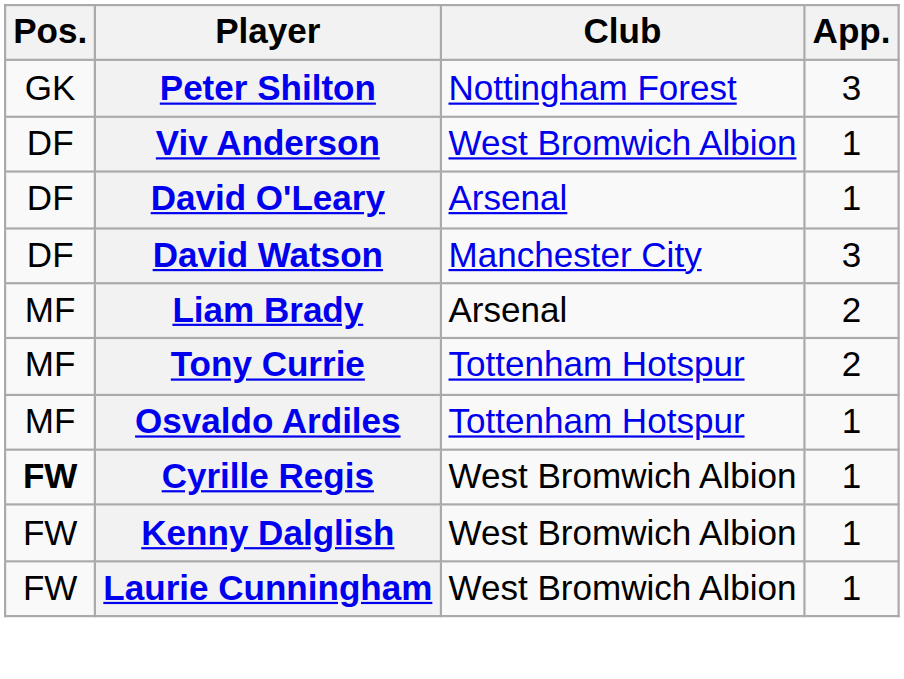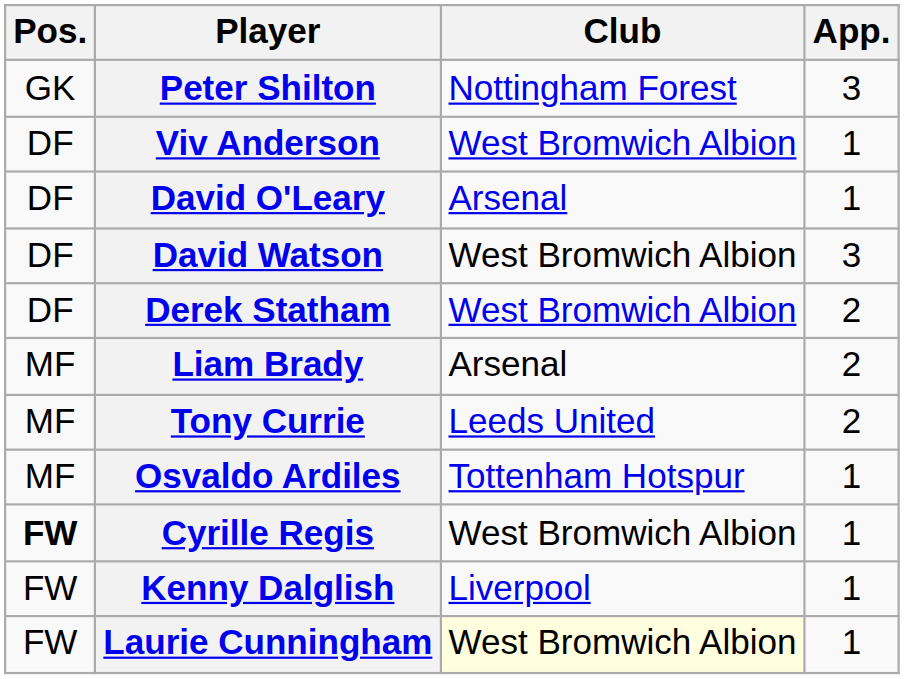(575, 254) Manchester City -> (622, 254) West Bromwich Albion
+ row: (268, 310)
(597, 365) Tottenham Hotspur -> (552, 421) Leeds United
(622, 532) West Bromwich Albion -> (520, 587) Liverpool
(622, 587) no background -> (622, 643) lightyellow background
